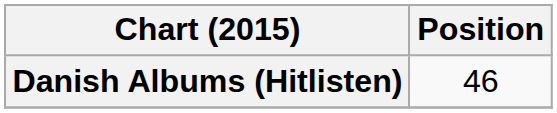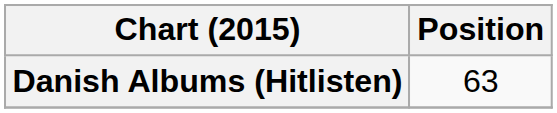(481, 81) 46 -> (481, 81) 63
